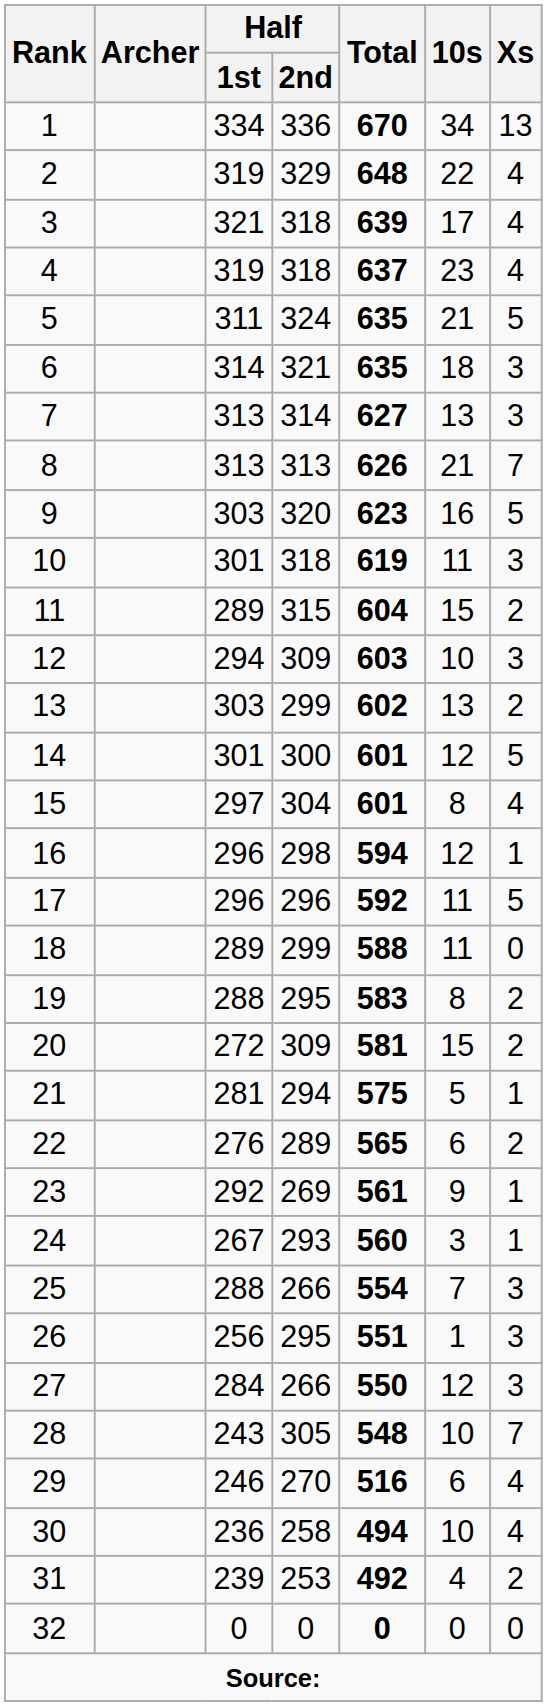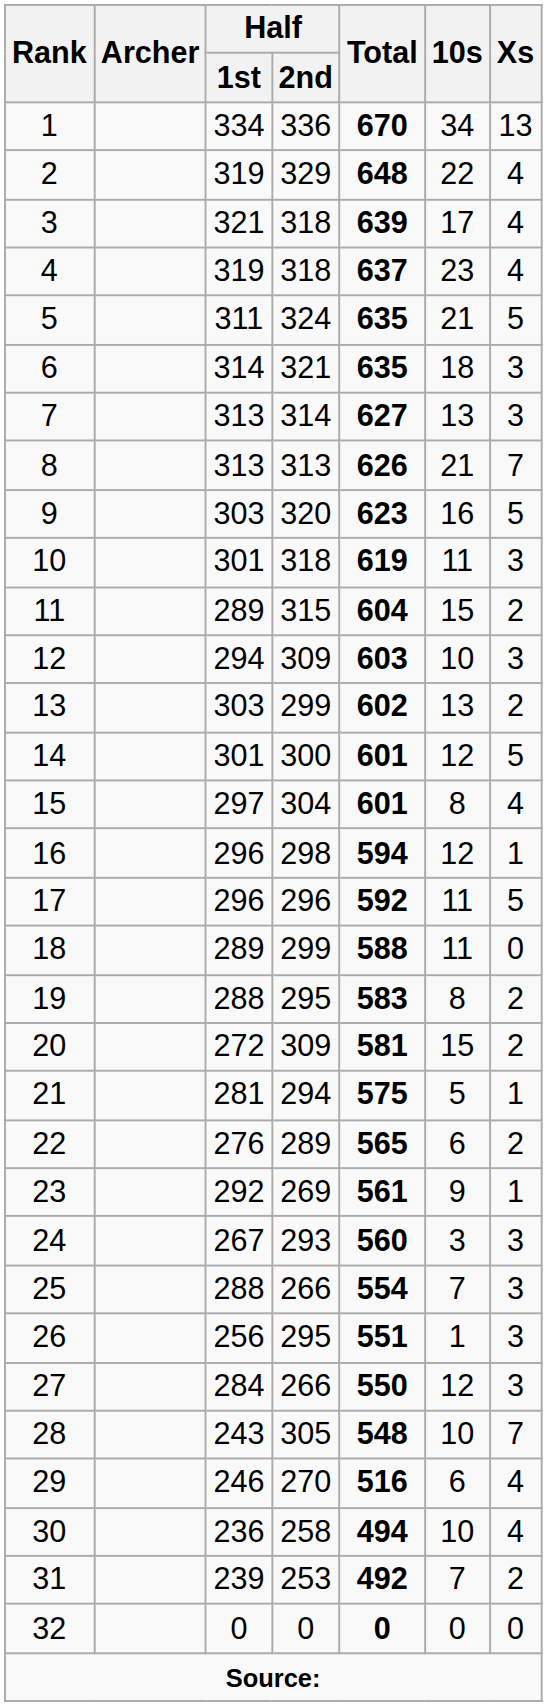(516, 1240) 1 -> (516, 1240) 3
(457, 1579) 4 -> (457, 1579) 7
